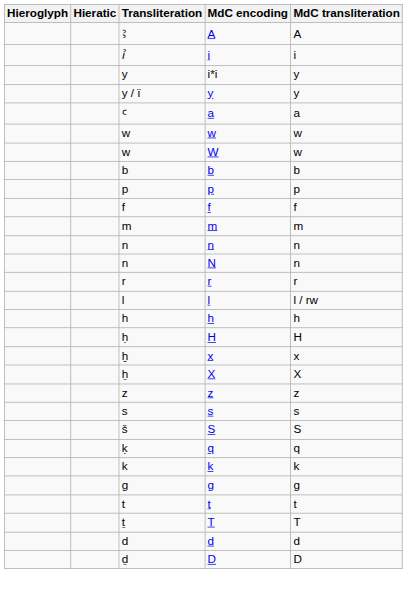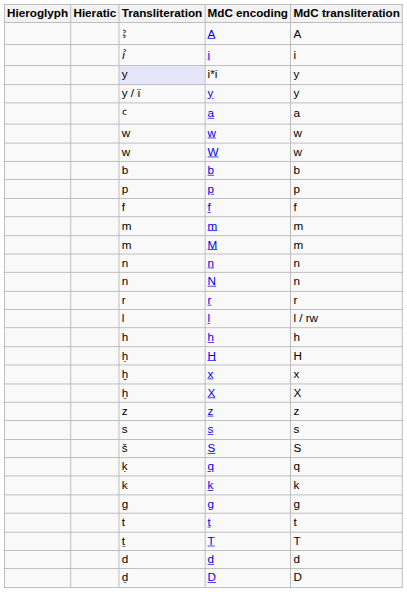(125, 75) no background -> (125, 75) lavender background
+ row: (212, 244)
